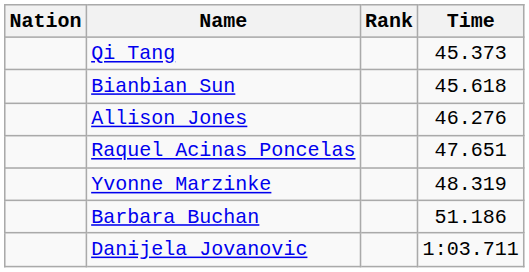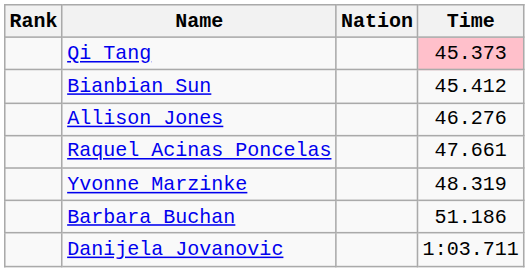columns swapped: (389, 21) <-> (46, 21)
(471, 54) no background -> (471, 54) pink background
(471, 86) 45.618 -> (471, 86) 45.412
(471, 152) 47.651 -> (471, 152) 47.661
